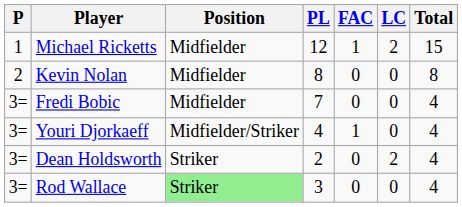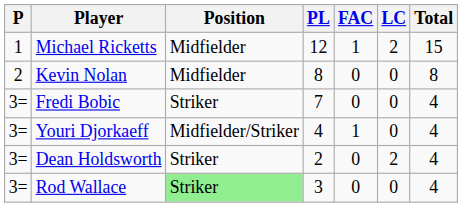(208, 103) Midfielder -> (194, 103) Striker
